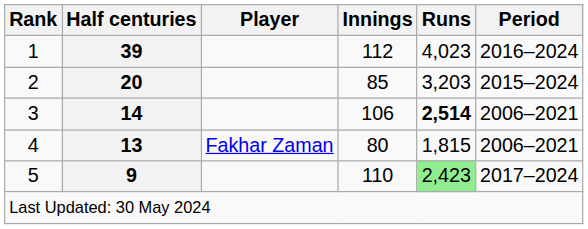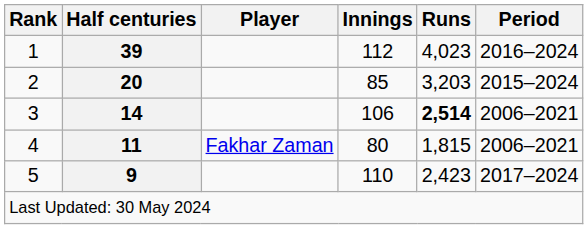(131, 144) 13 -> (131, 144) 11
(446, 176) lightgreen background -> (446, 176) no background
